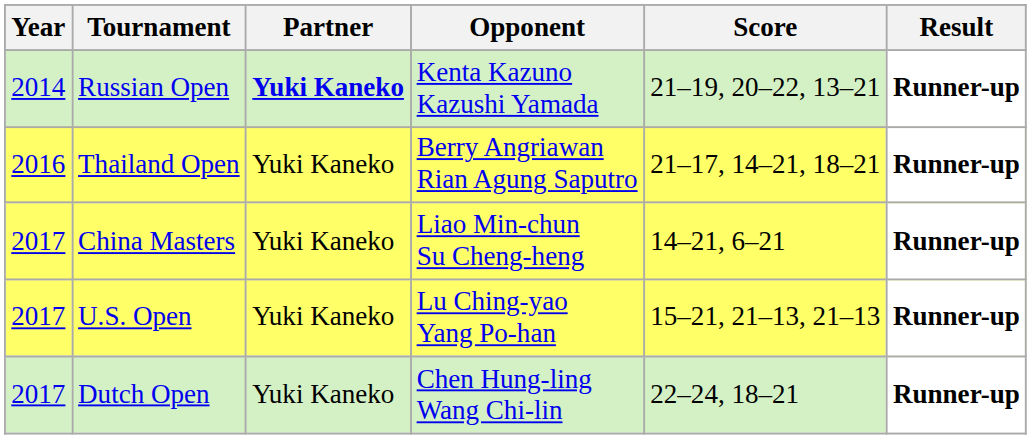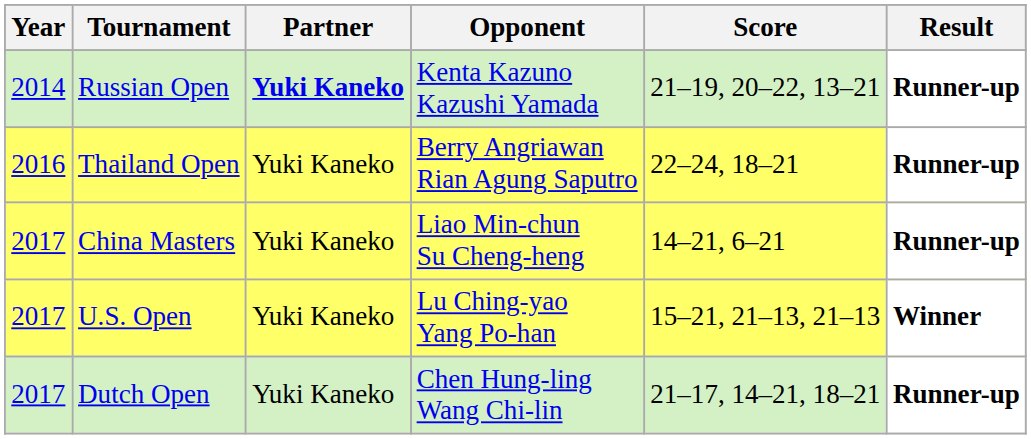(765, 164) 21–17, 14–21, 18–21 -> (725, 164) 22–24, 18–21
(956, 317) Runner-up -> (937, 317) Winner
(725, 394) 22–24, 18–21 -> (765, 394) 21–17, 14–21, 18–21
